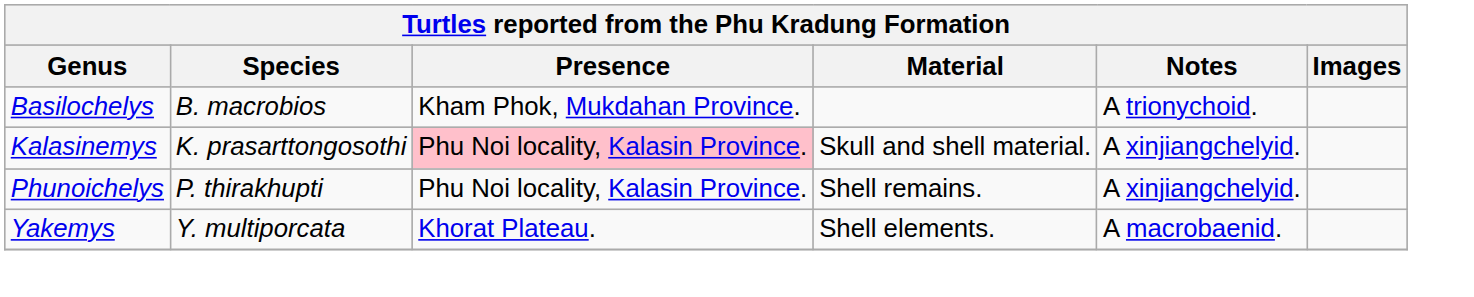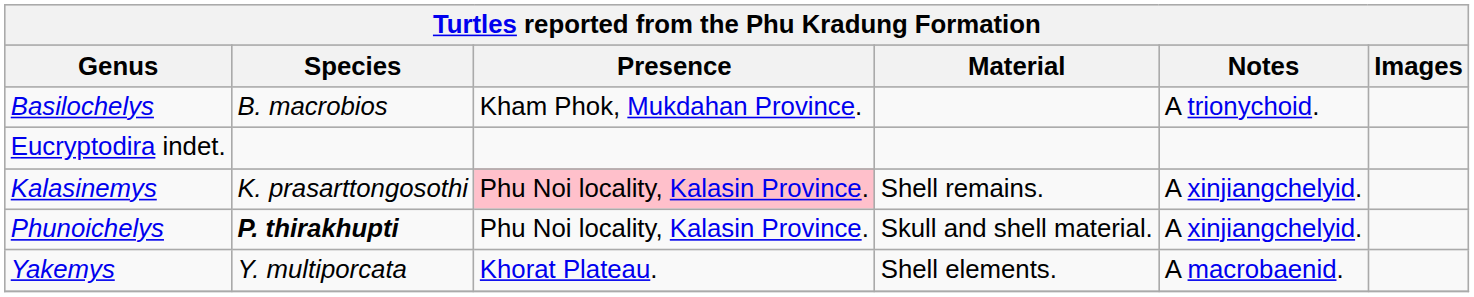+ row: (118, 147)
(955, 147) Skull and shell material. -> (962, 188) Shell remains.
(249, 188) normal -> (318, 229) bold
(901, 188) Shell remains. -> (1017, 229) Skull and shell material.
